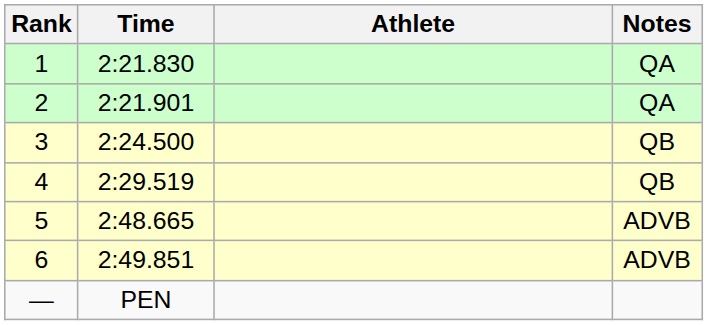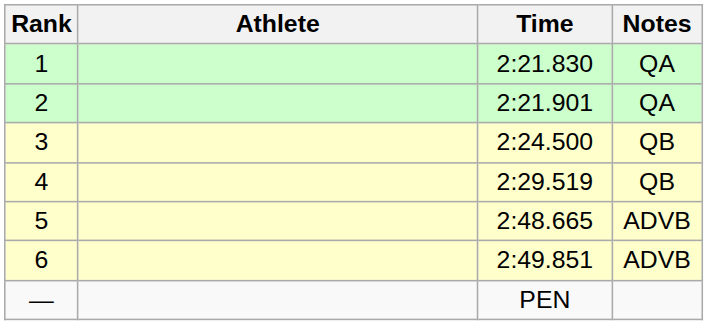columns swapped: (413, 24) <-> (146, 24)
